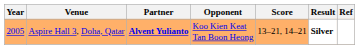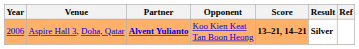(15, 32) 2005 -> (15, 32) 2006
(282, 32) normal -> (282, 32) bold
